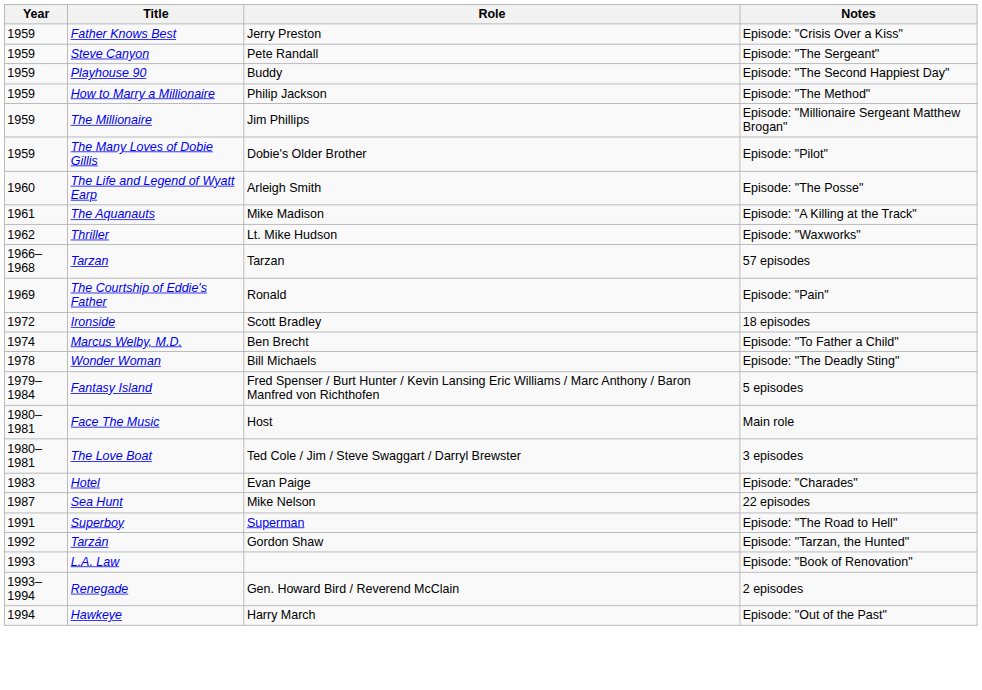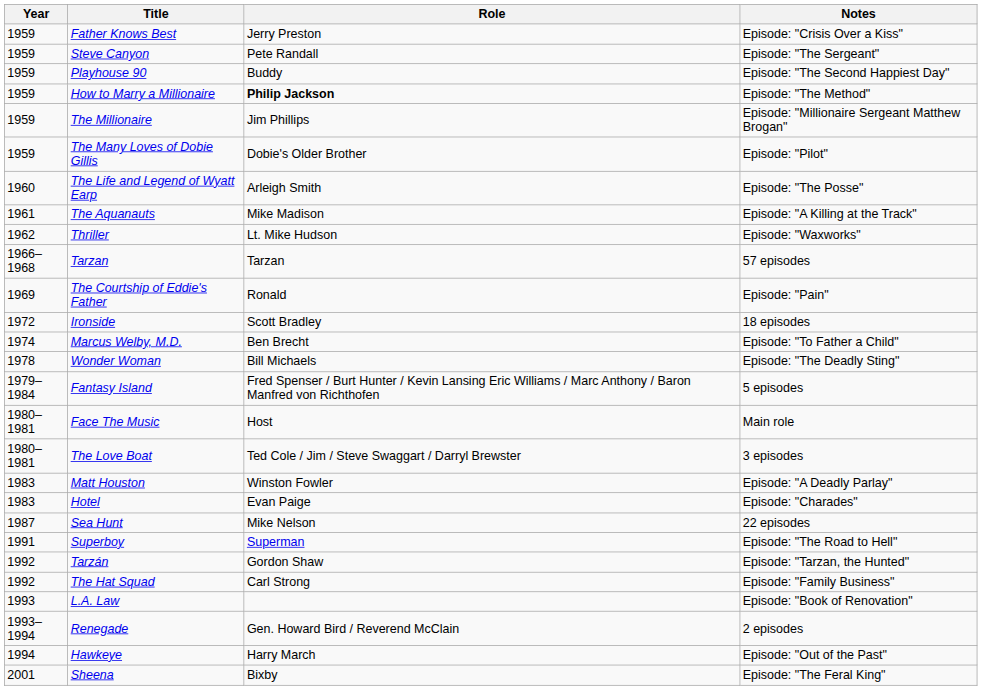(287, 93) normal -> (291, 93) bold
+ row: (108, 482)
+ row: (113, 581)
+ row: (92, 675)
